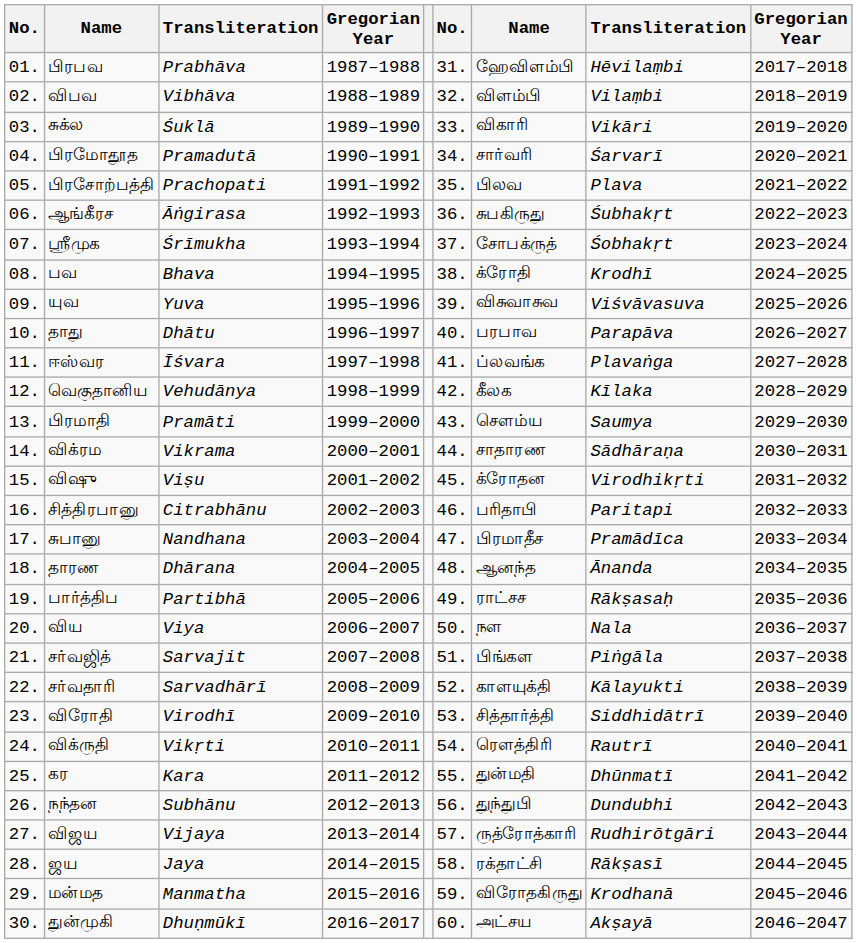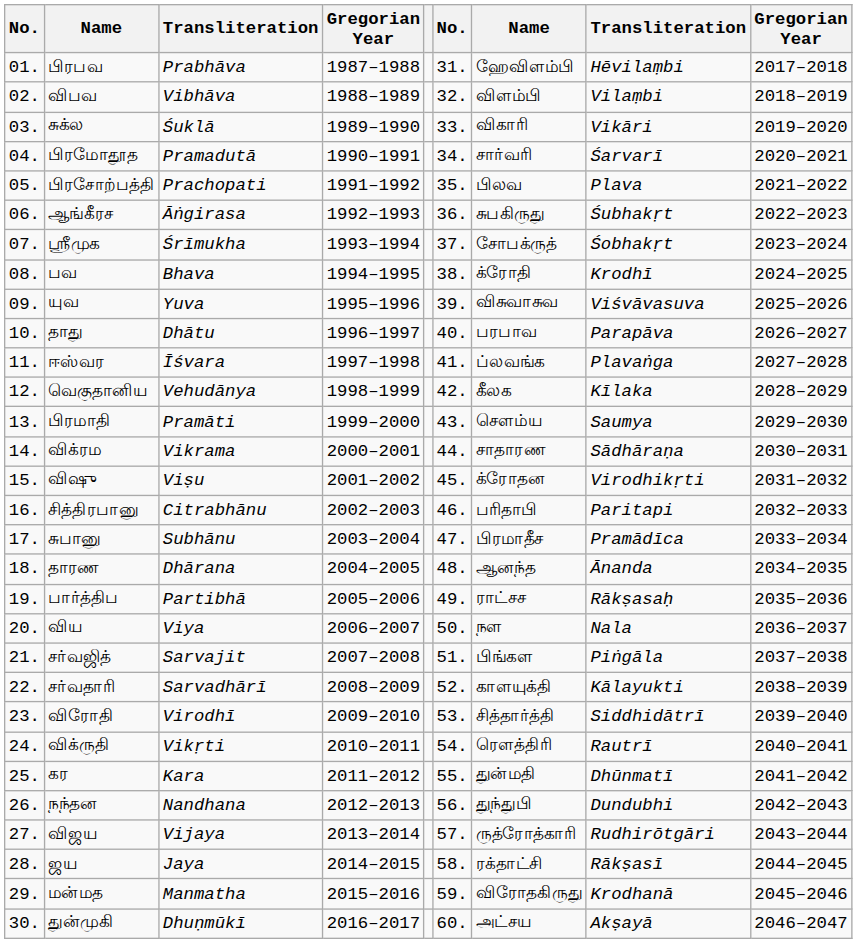(204, 540) Nandhana -> (199, 540) Subhānu
(199, 805) Subhānu -> (204, 805) Nandhana
